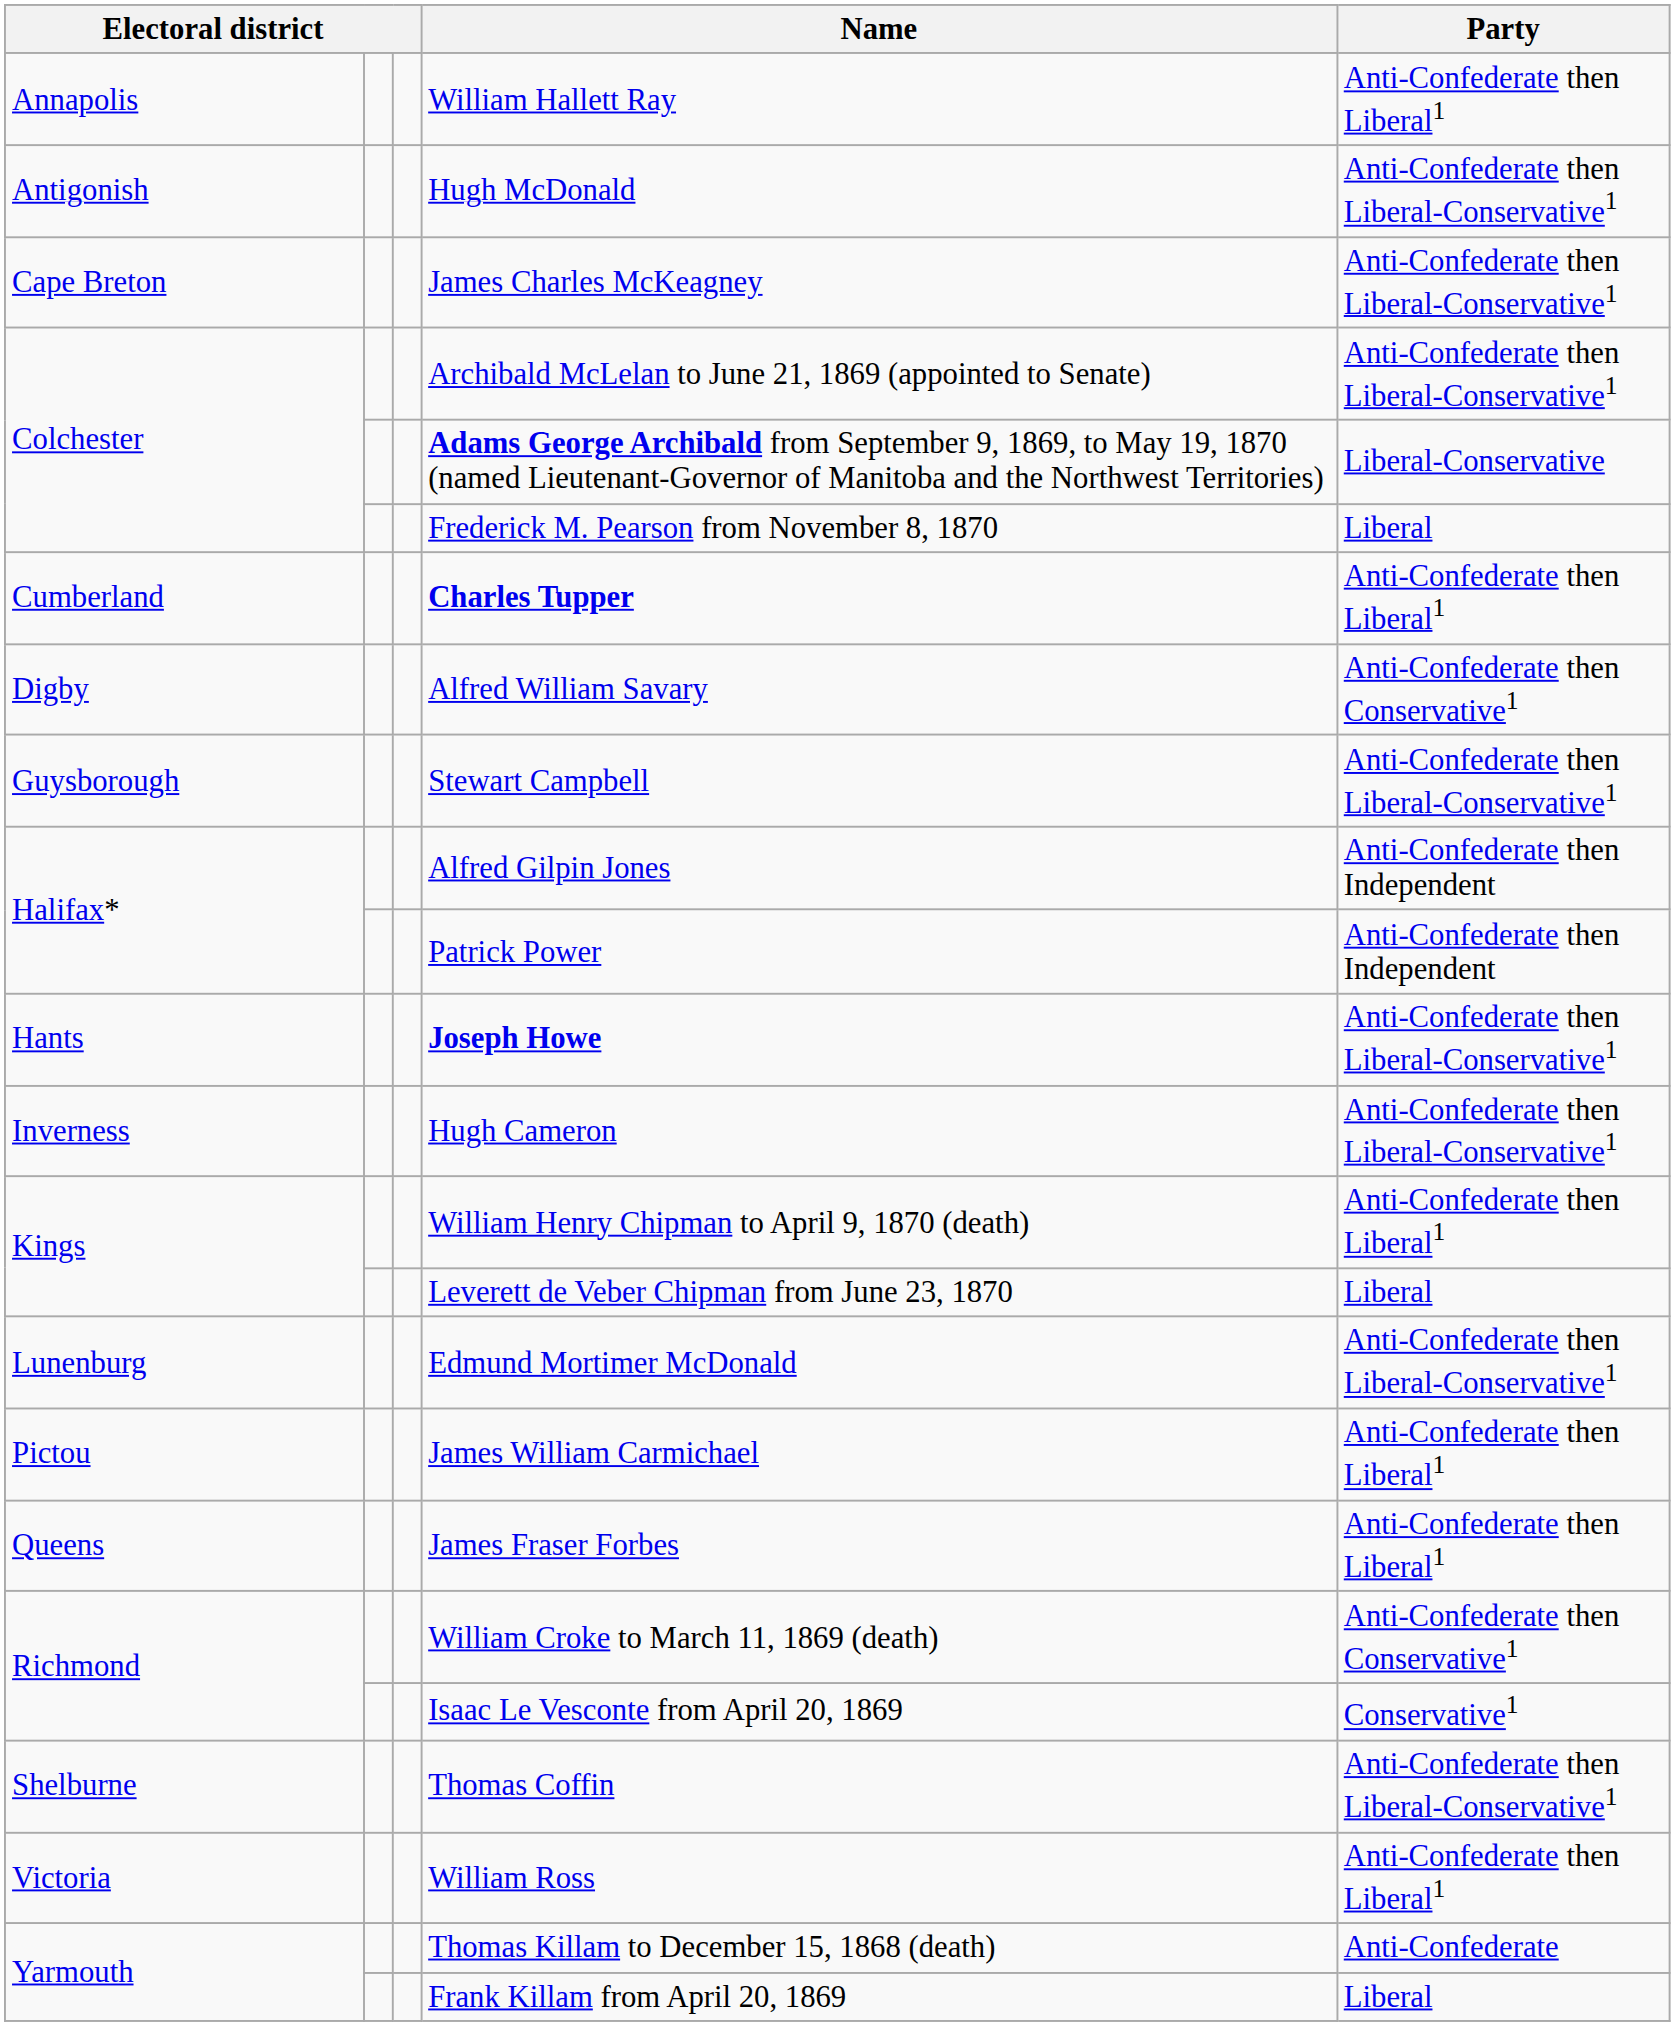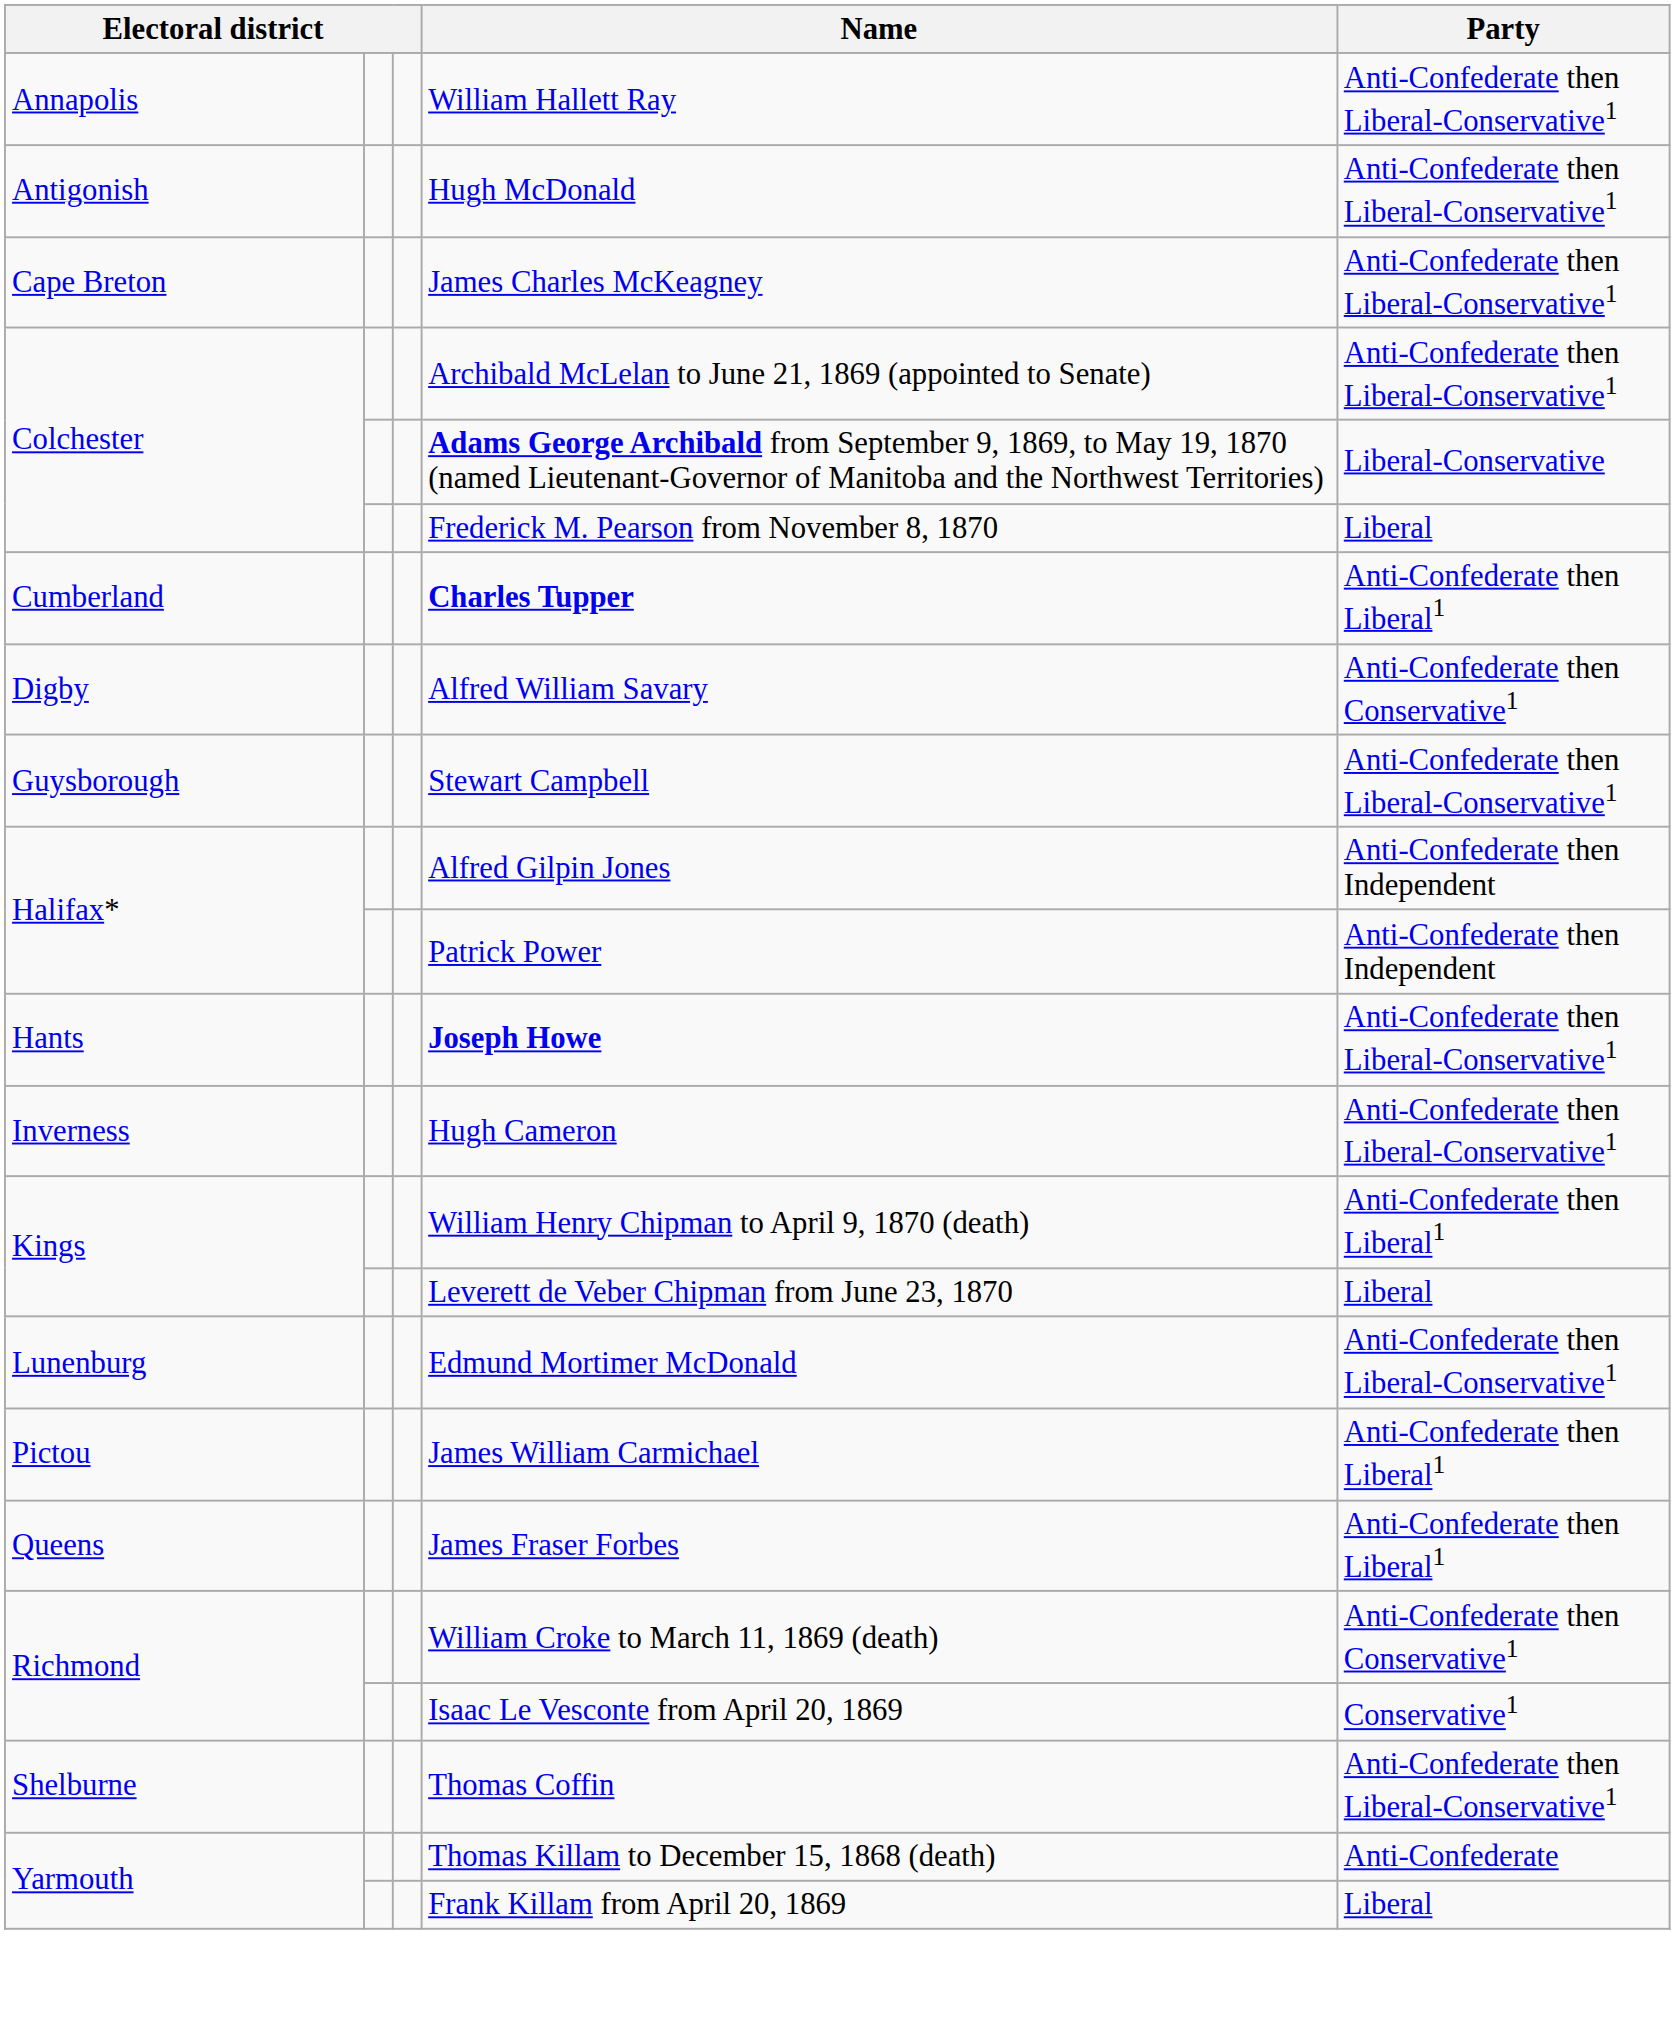(1482, 99) Anti-Confederate then Liberal1 -> (1482, 99) Anti-Confederate then Liberal-Conservative1
- row: (512, 1877)
